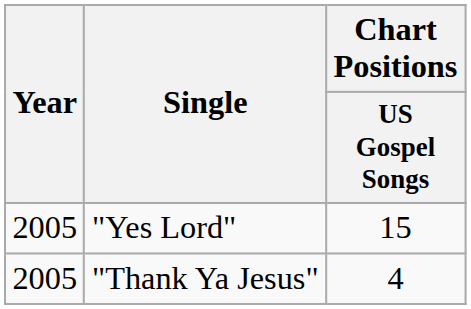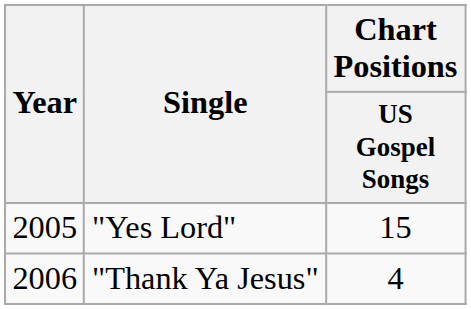(45, 278) 2005 -> (45, 278) 2006
